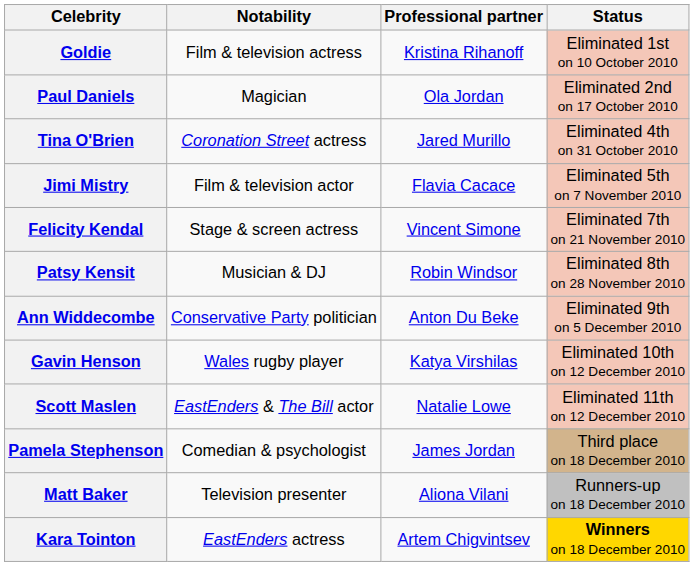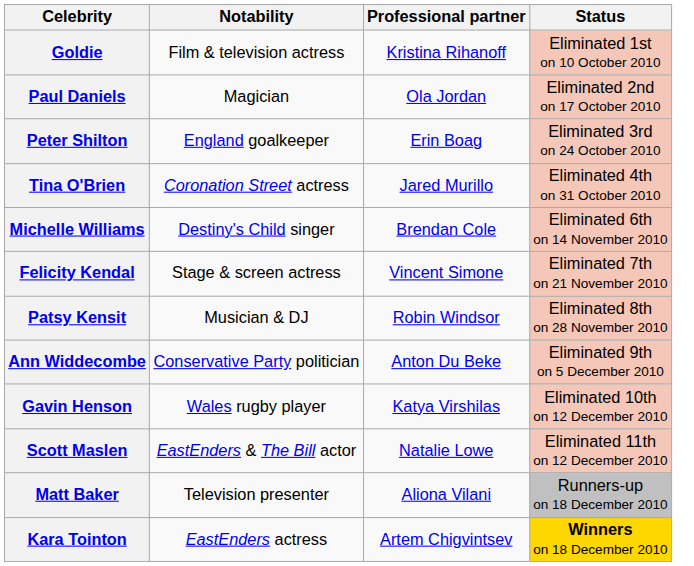+ row: (77, 140)
- row: (86, 185)
+ row: (77, 229)
- row: (86, 450)
